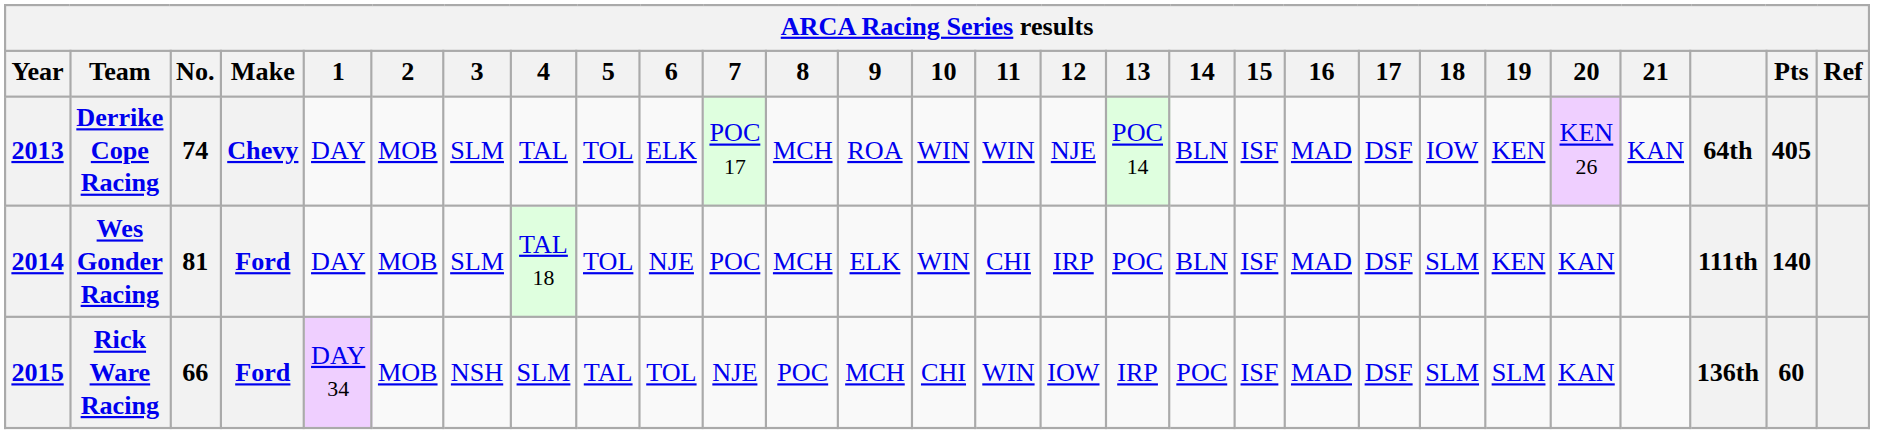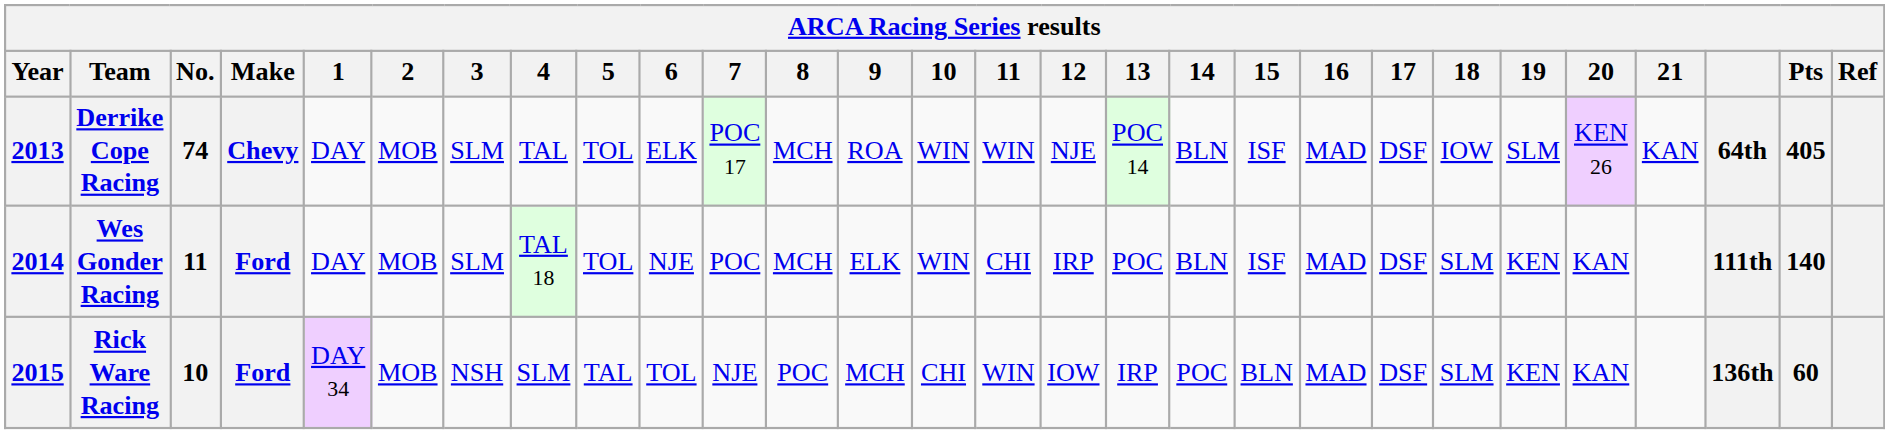(1519, 150) KEN -> (1533, 150) SLM
(195, 261) 81 -> (195, 261) 11
(195, 371) 66 -> (195, 371) 10
(1259, 371) ISF -> (1267, 371) BLN
(1519, 371) SLM -> (1533, 371) KEN
